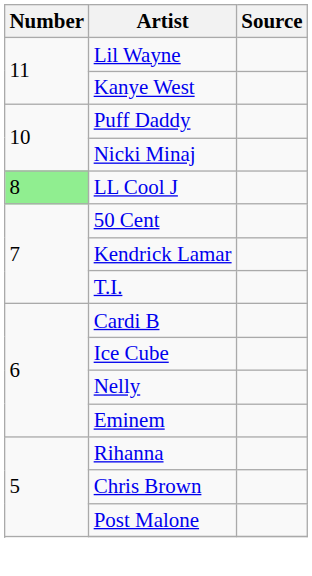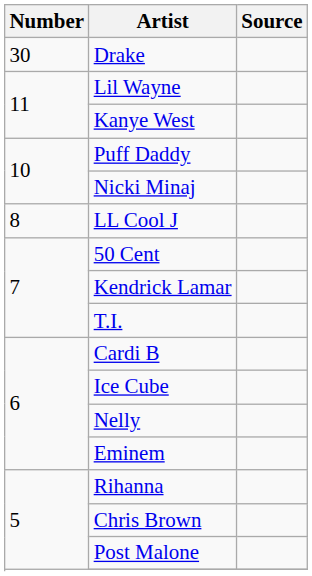+ row: (119, 54)
(15, 187) lightgreen background -> (15, 220) no background
